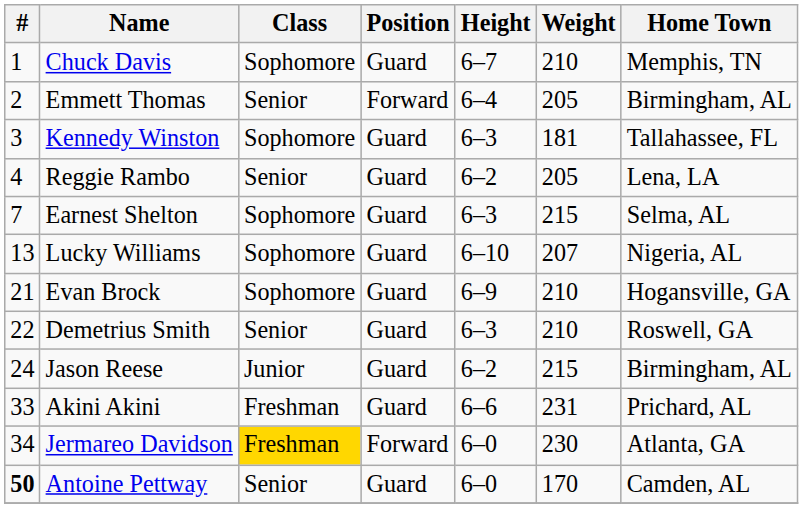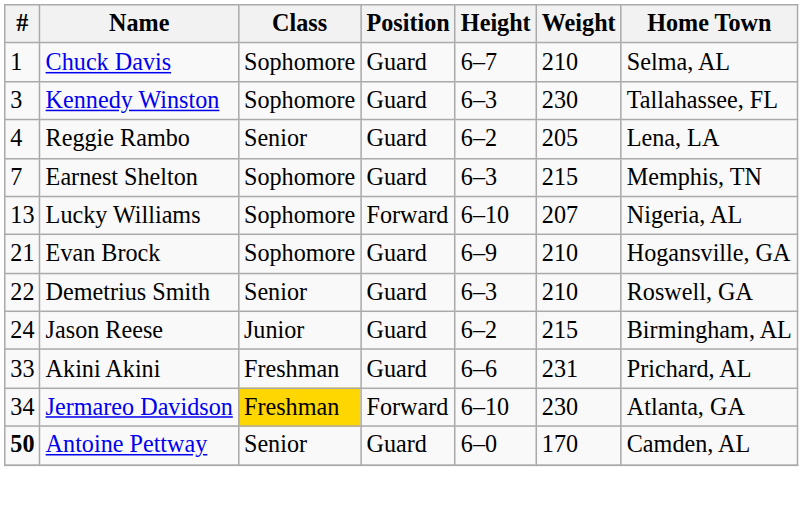(694, 61) Memphis, TN -> (678, 61) Selma, AL
- row: (126, 100)
(560, 138) 181 -> (560, 100) 230
(678, 215) Selma, AL -> (694, 176) Memphis, TN
(397, 253) Guard -> (407, 215) Forward
(479, 445) 6–0 -> (485, 406) 6–10
